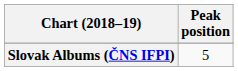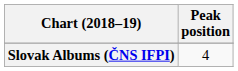(206, 54) 5 -> (206, 54) 4
